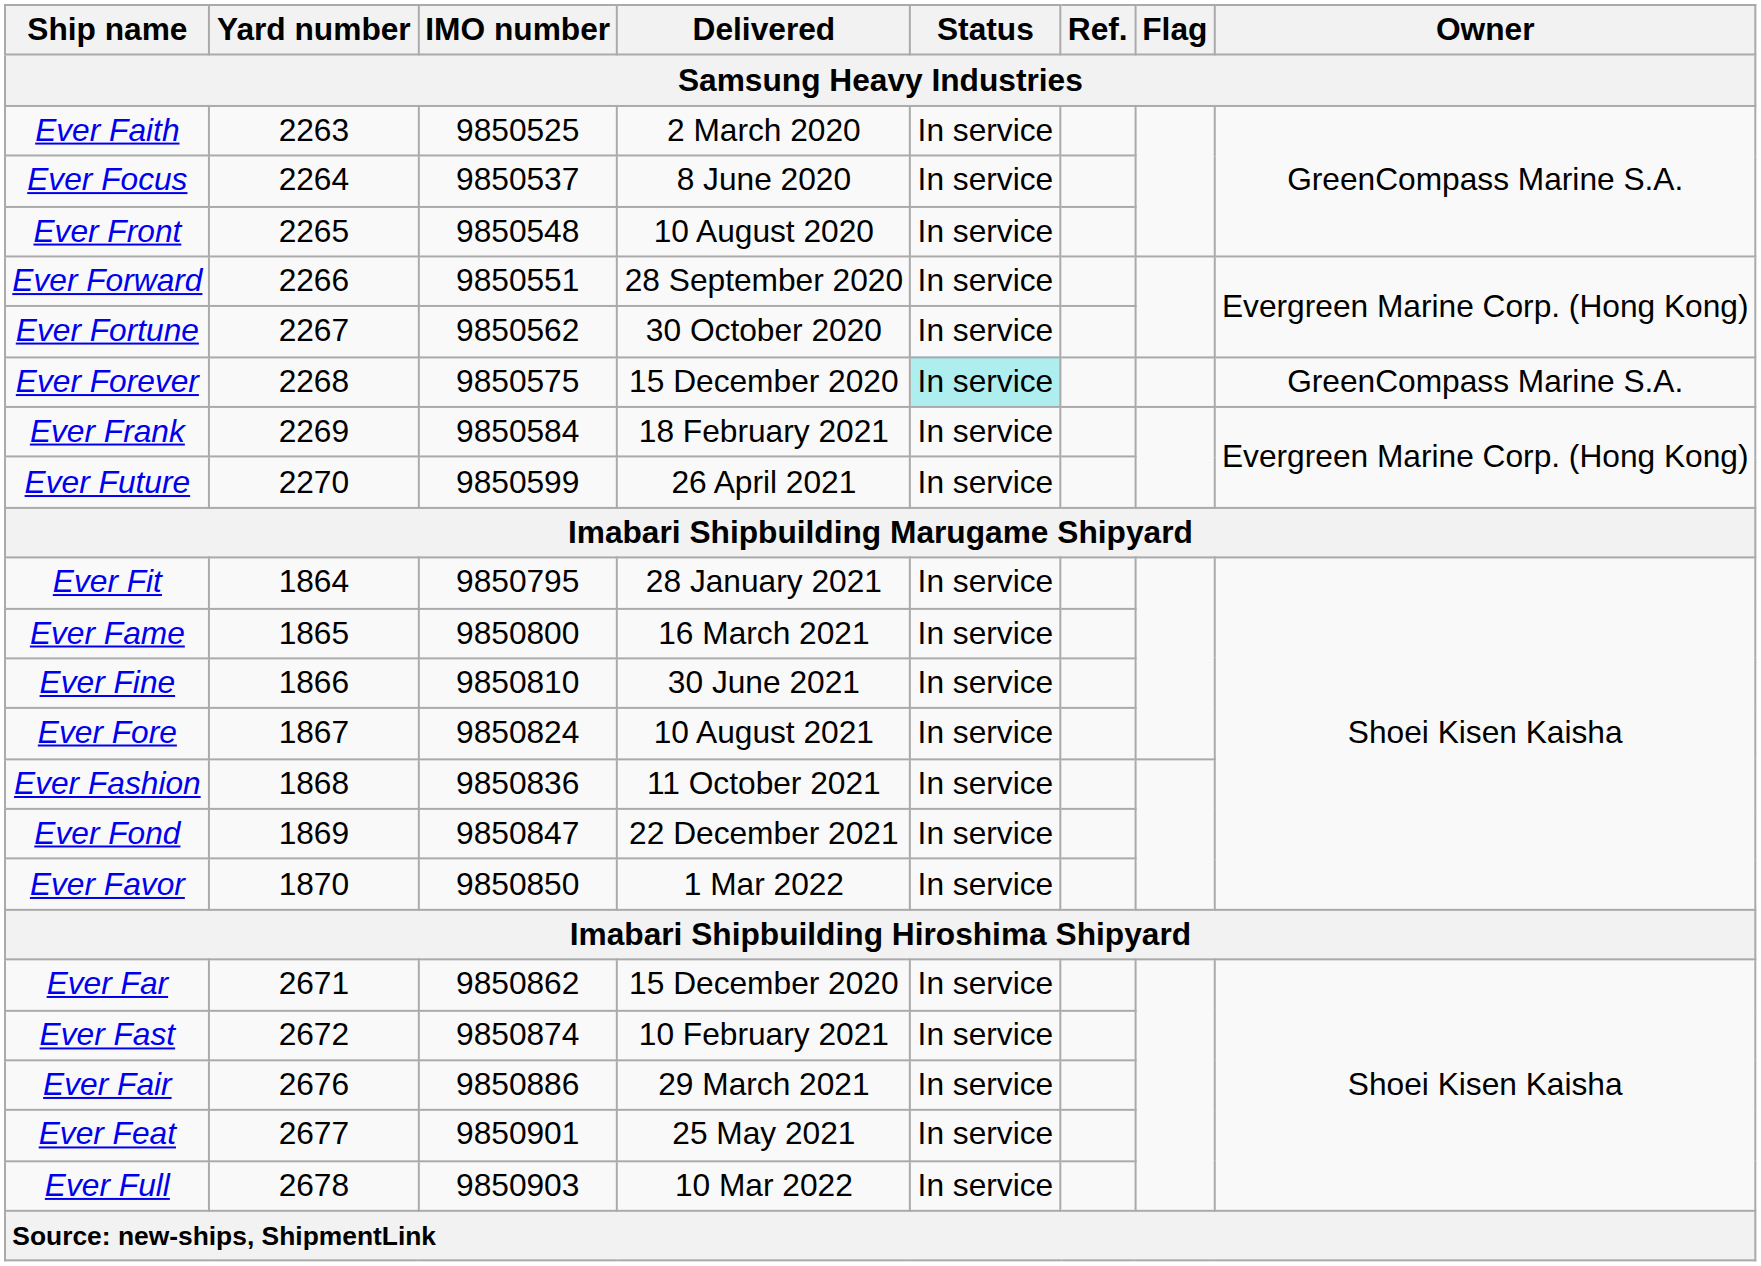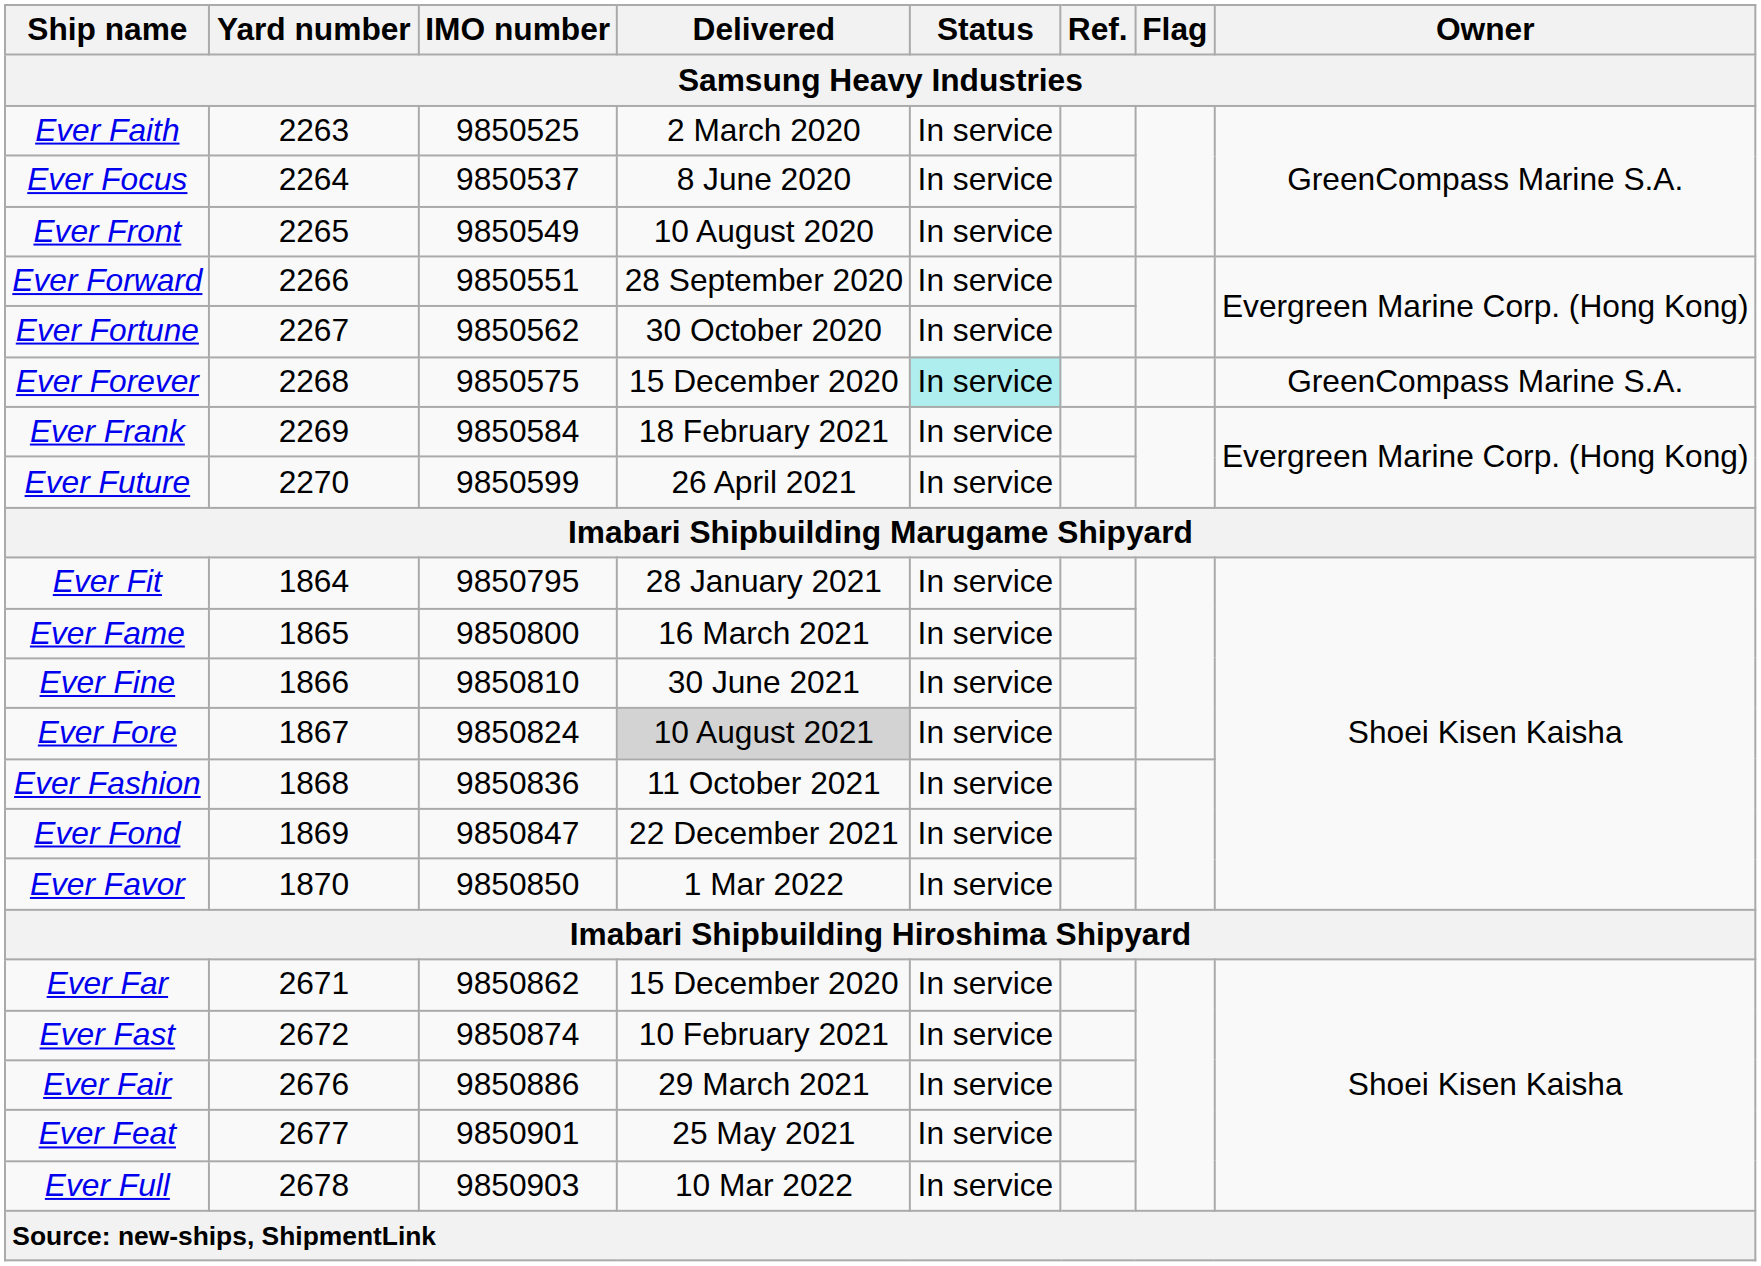(518, 230) 9850548 -> (518, 230) 9850549
(764, 733) no background -> (764, 733) lightgrey background
